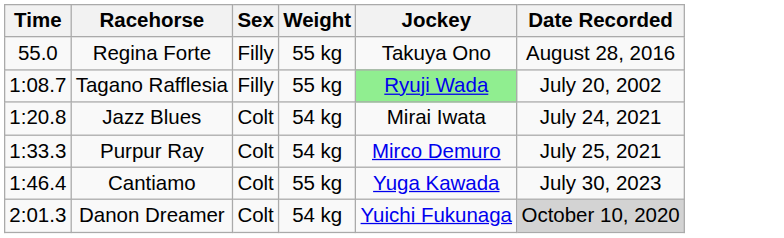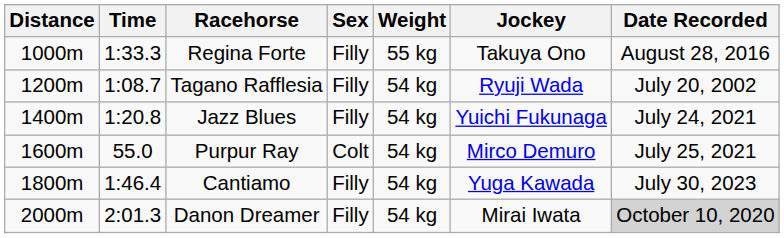+ column: (52, 20)
(38, 53) 55.0 -> (133, 53) 1:33.3
(317, 85) 55 kg -> (412, 85) 54 kg
(436, 85) lightgreen background -> (531, 85) no background
(256, 118) Colt -> (350, 118) Filly
(436, 118) Mirai Iwata -> (531, 118) Yuichi Fukunaga
(38, 150) 1:33.3 -> (133, 150) 55.0
(256, 183) Colt -> (350, 183) Filly
(317, 183) 55 kg -> (412, 183) 54 kg
(256, 215) Colt -> (350, 215) Filly
(436, 215) Yuichi Fukunaga -> (531, 215) Mirai Iwata
